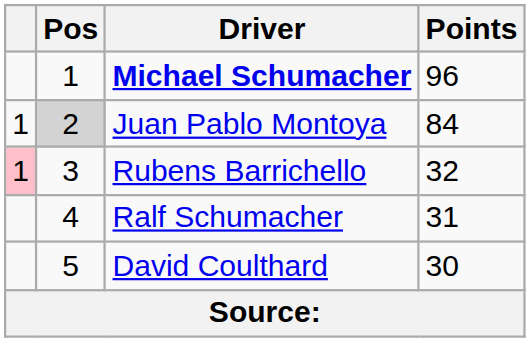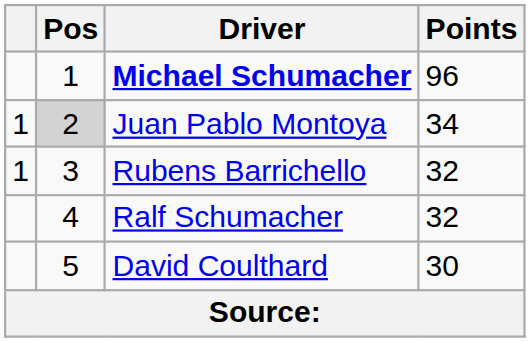(442, 123) 84 -> (442, 123) 34
(21, 171) pink background -> (21, 171) no background
(442, 218) 31 -> (442, 218) 32
